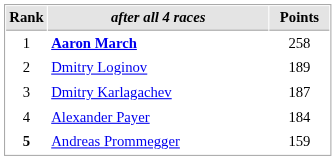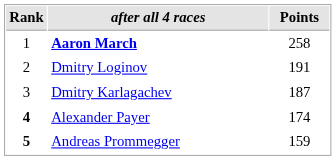(299, 68) 189 -> (299, 68) 191
(27, 117) normal -> (27, 117) bold
(299, 117) 184 -> (299, 117) 174
